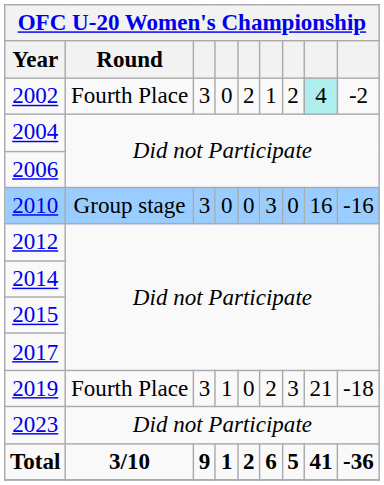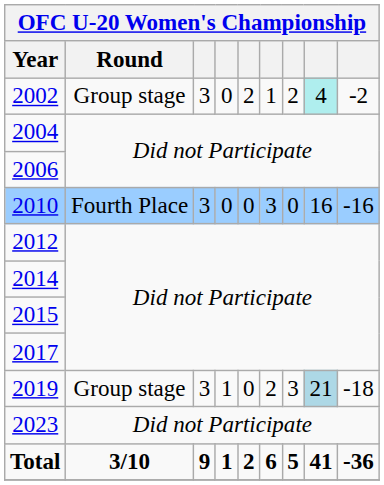(130, 95) Fourth Place -> (130, 95) Group stage
(130, 205) Group stage -> (130, 205) Fourth Place
(130, 388) Fourth Place -> (130, 388) Group stage
(321, 388) no background -> (321, 388) lightblue background
